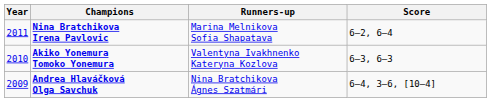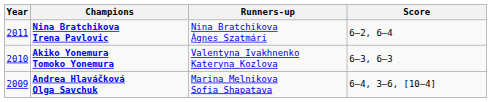(234, 32) Marina Melnikova Sofia Shapatava -> (234, 32) Nina Bratchikova Ágnes Szatmári
(234, 84) Nina Bratchikova Ágnes Szatmári -> (234, 84) Marina Melnikova Sofia Shapatava
